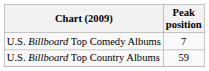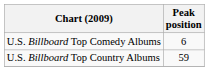(184, 41) 7 -> (184, 41) 6
